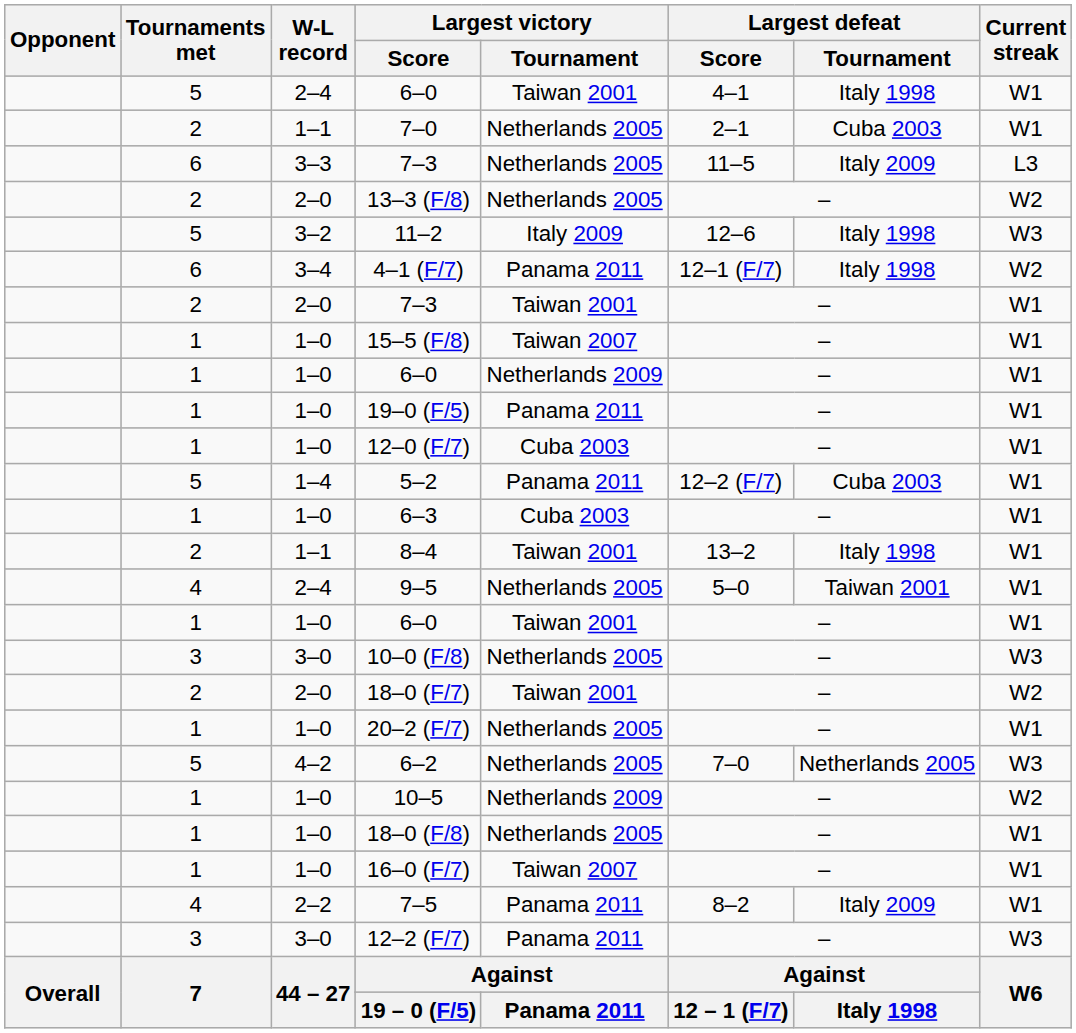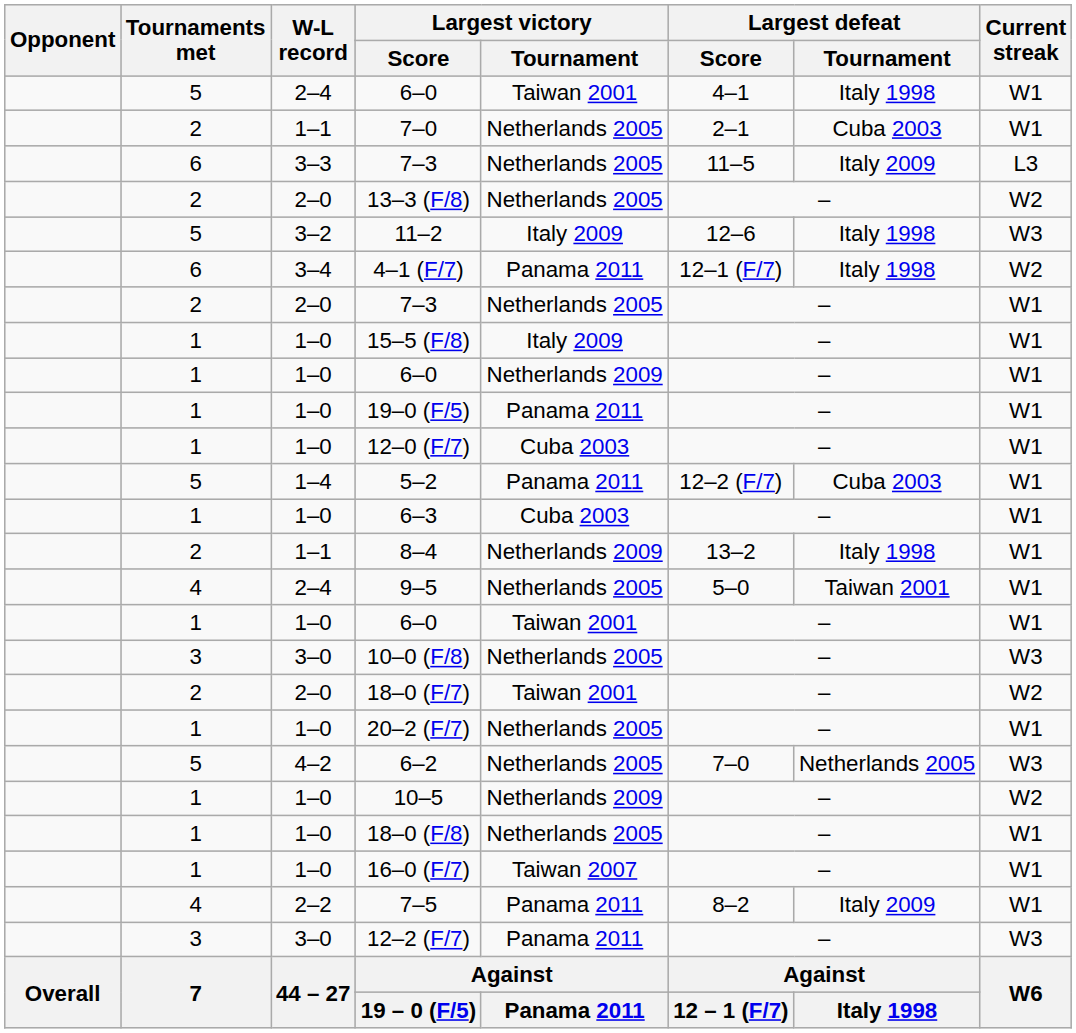(575, 305) Taiwan 2001 -> (575, 305) Netherlands 2005
(575, 340) Taiwan 2007 -> (575, 340) Italy 2009
(575, 552) Taiwan 2001 -> (575, 552) Netherlands 2009
